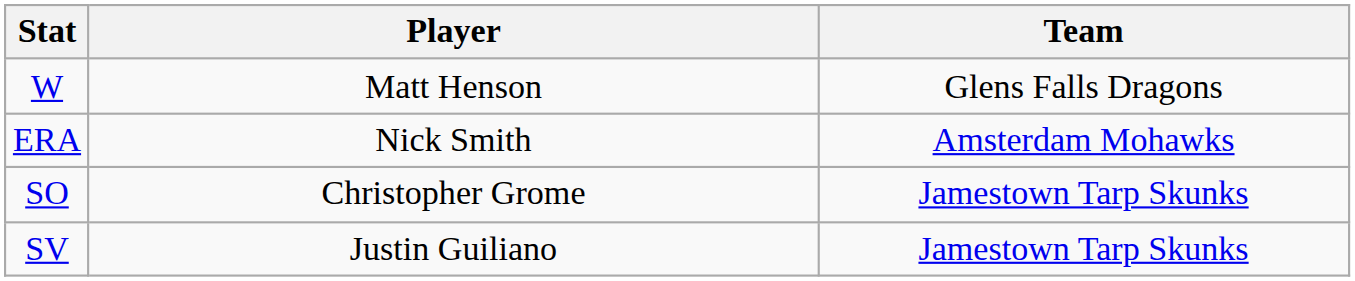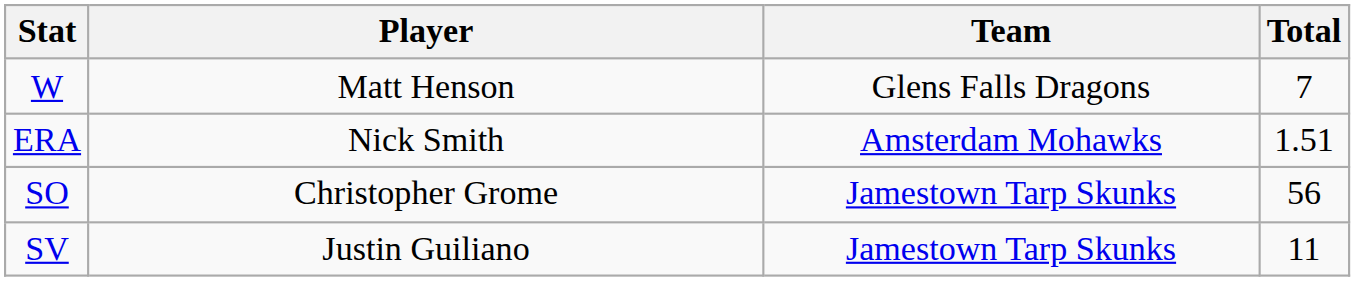+ column: (1304, 31)
